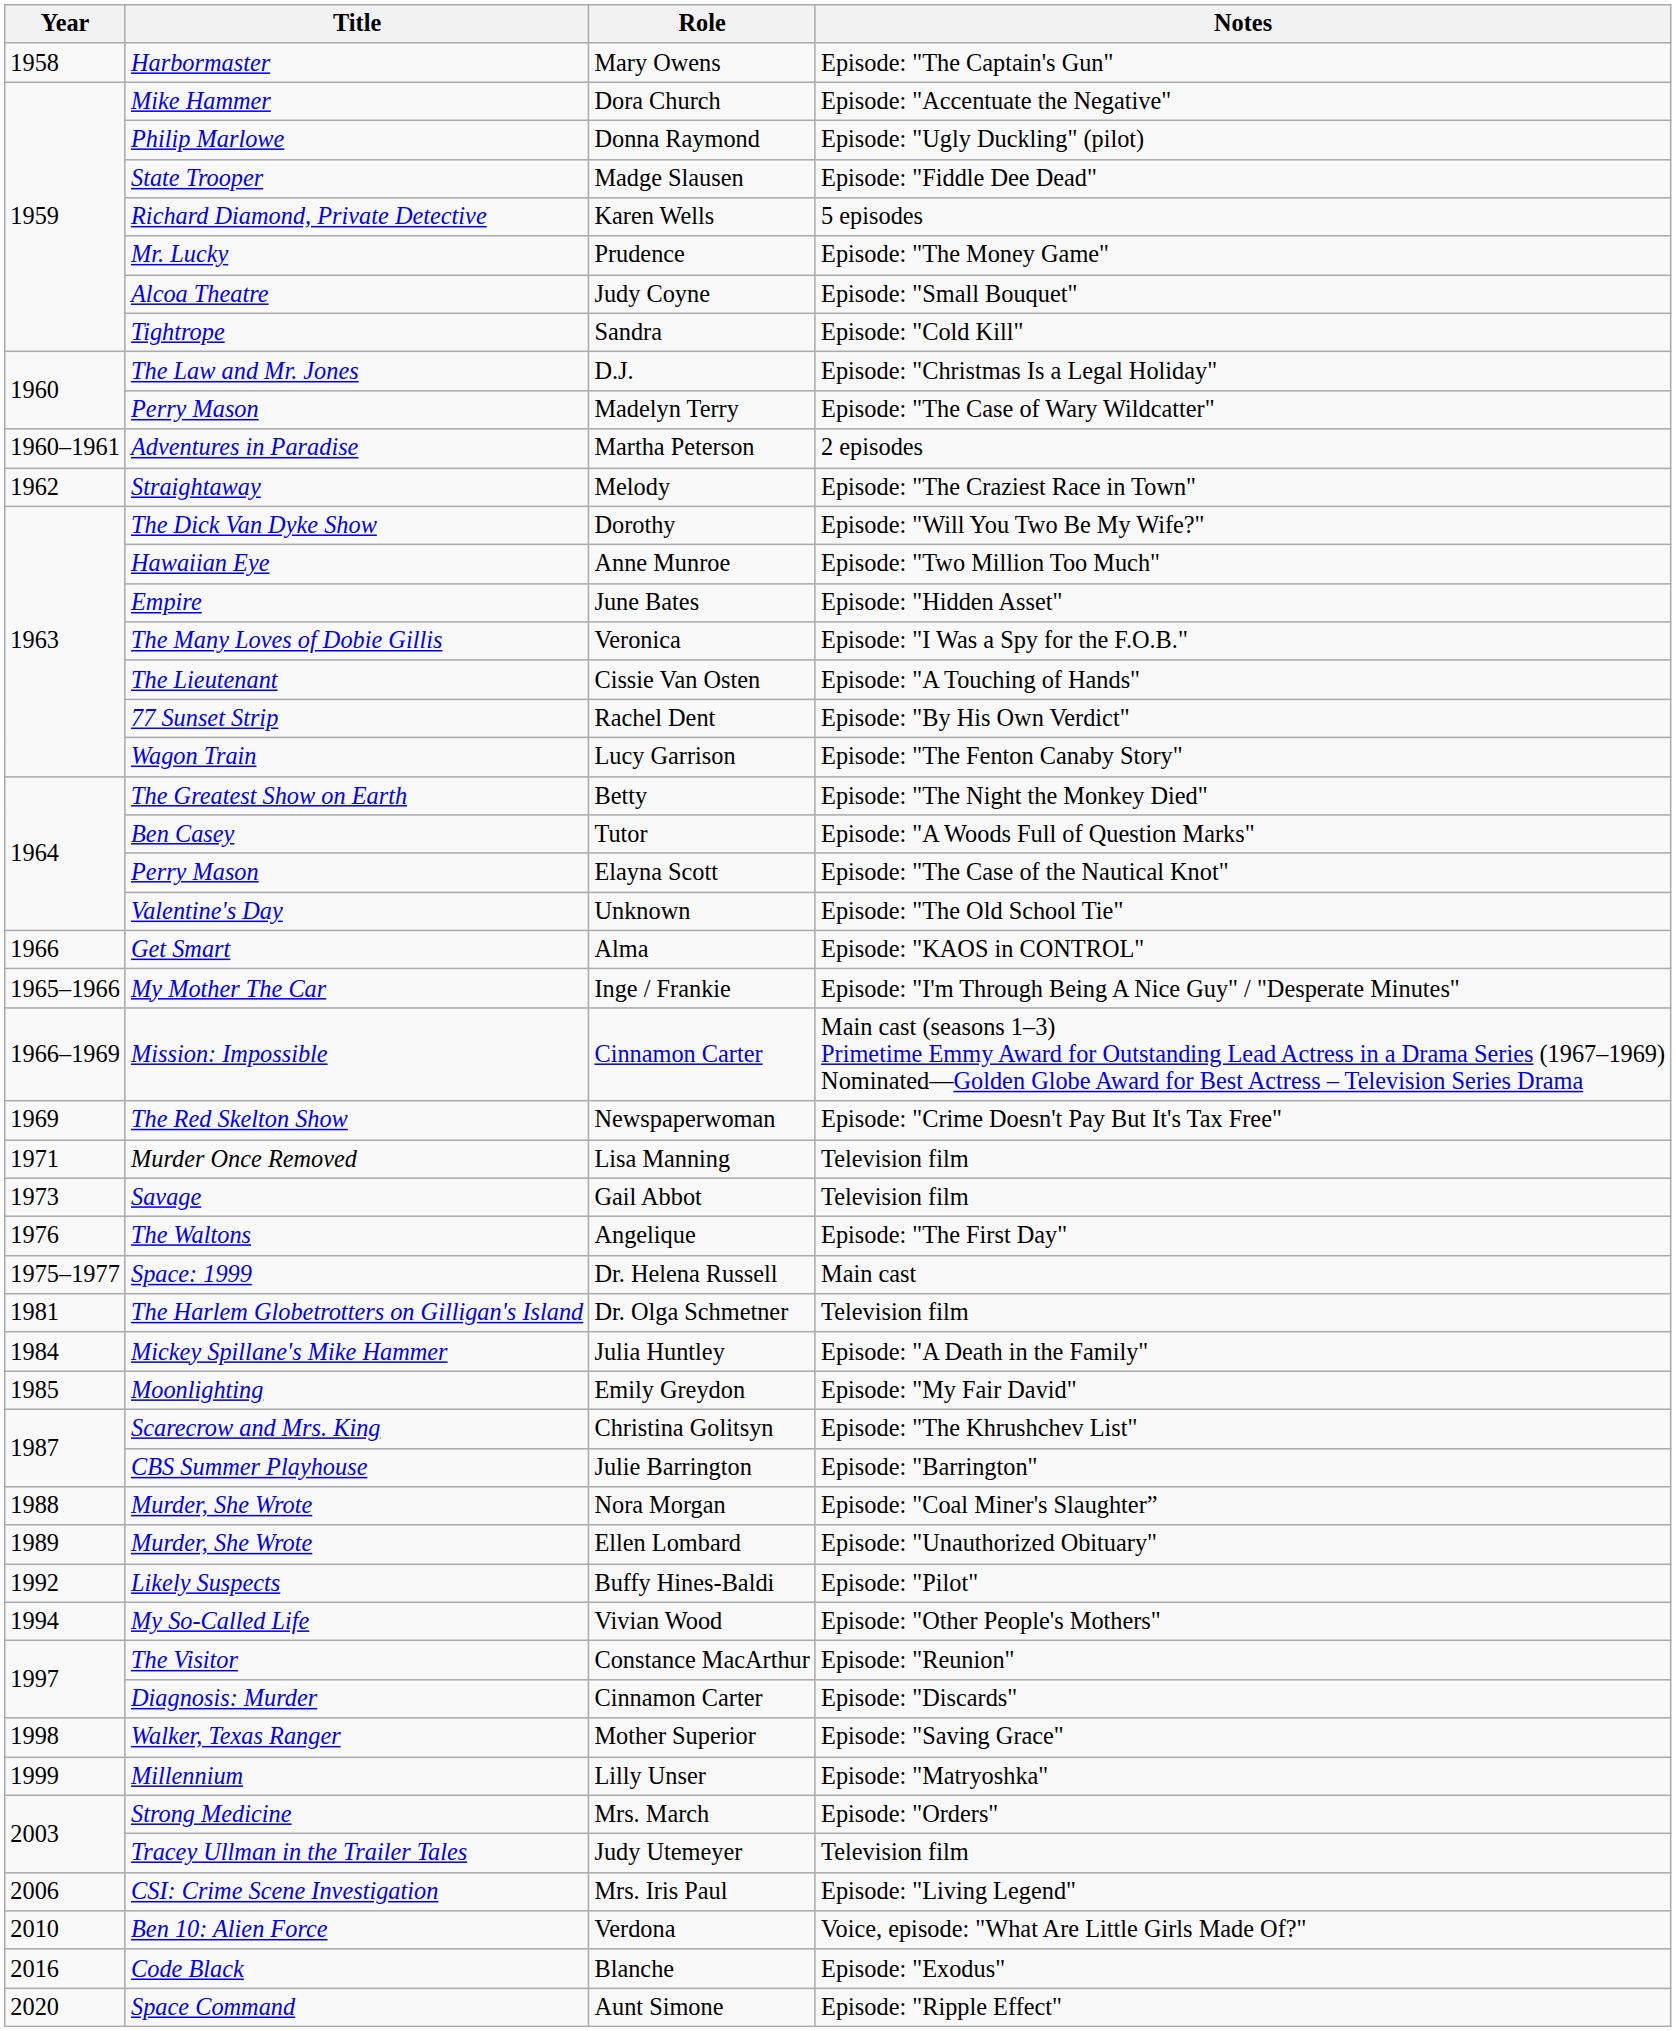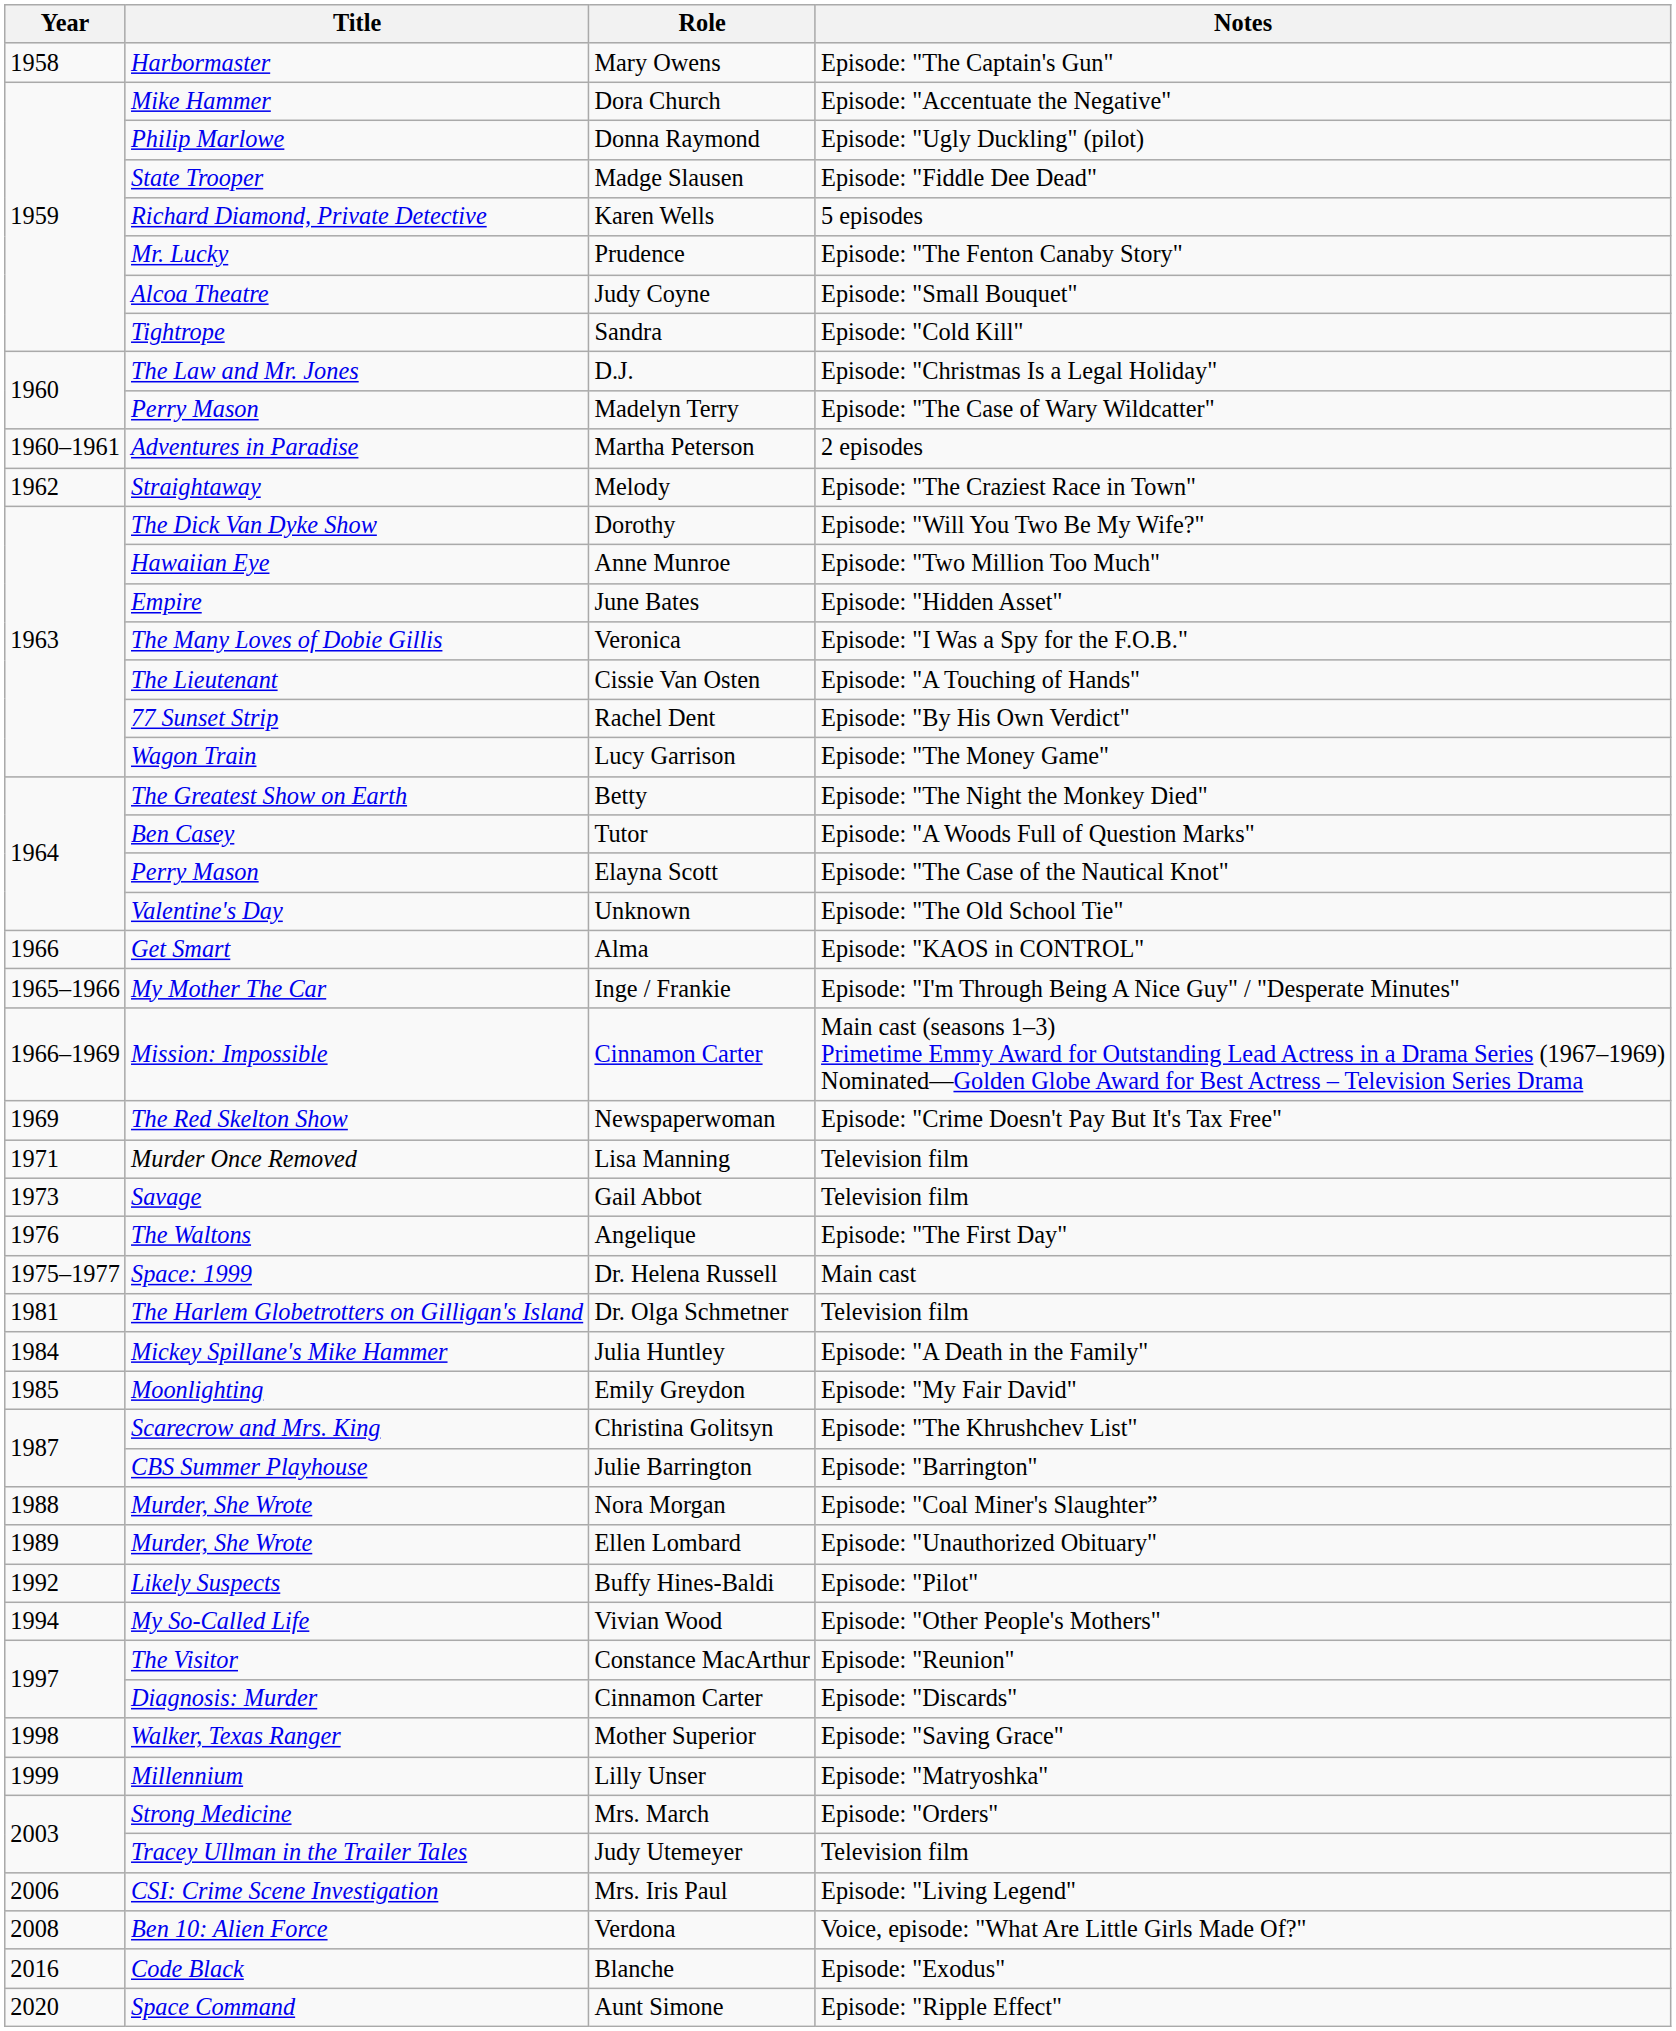(965, 255) Episode: "The Money Game" -> (1002, 255) Episode: "The Fenton Canaby Story"
(1002, 756) Episode: "The Fenton Canaby Story" -> (965, 756) Episode: "The Money Game"
(35, 1929) 2010 -> (35, 1929) 2008
